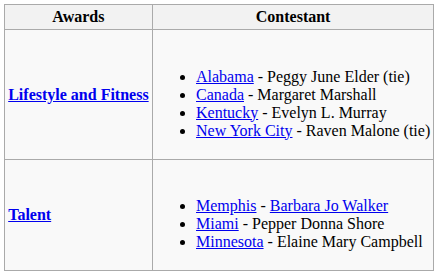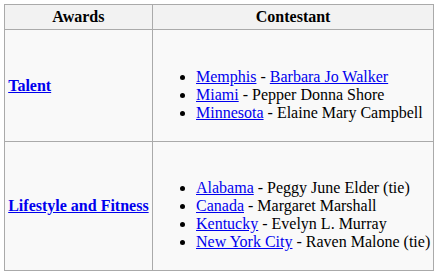rows swapped: (78, 94) <-> (30, 214)
